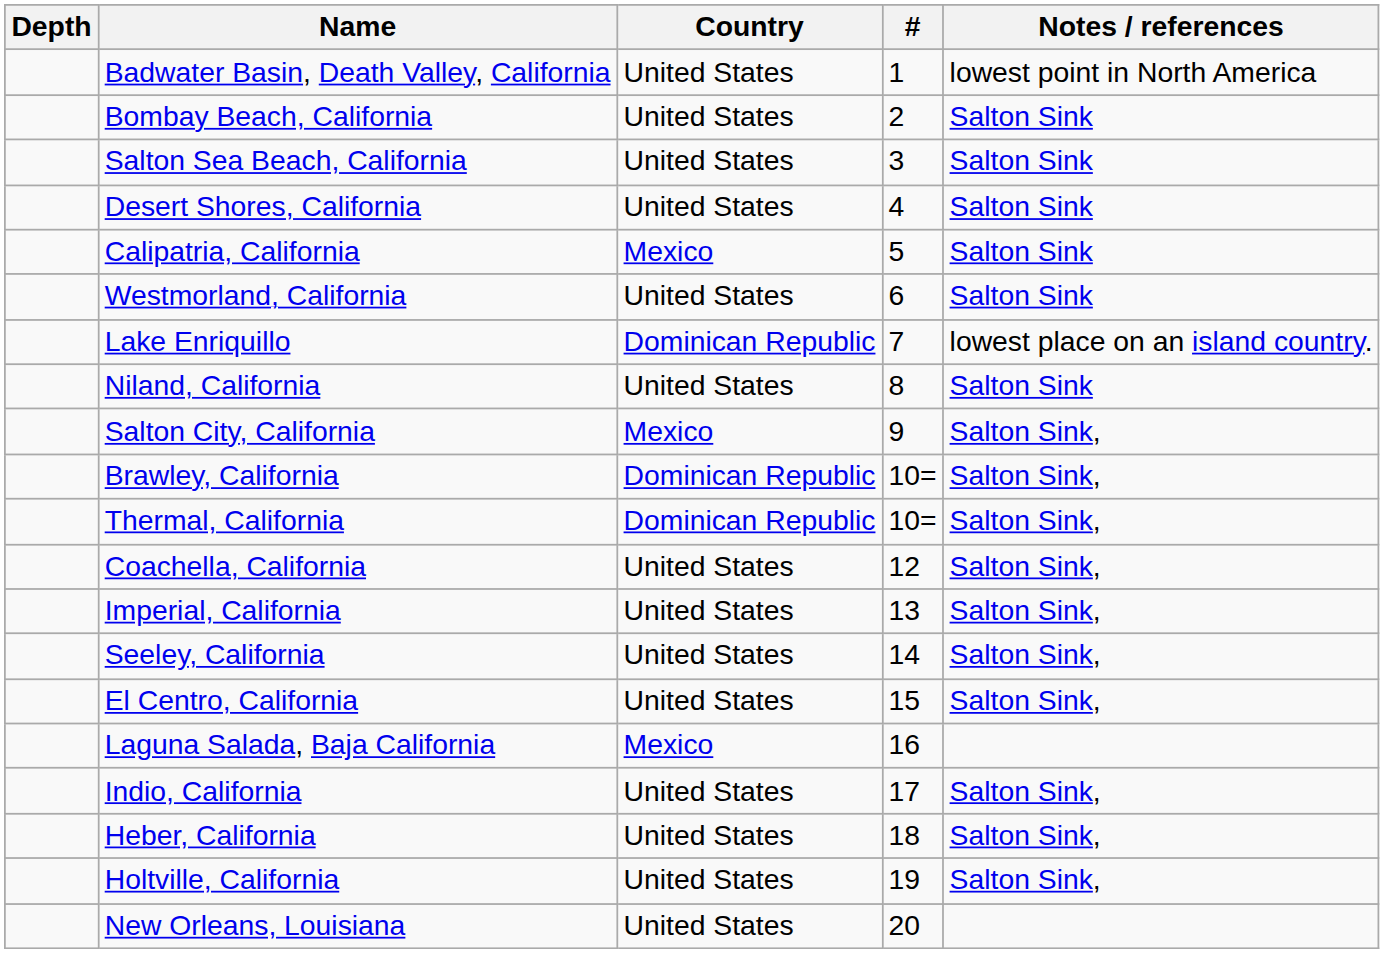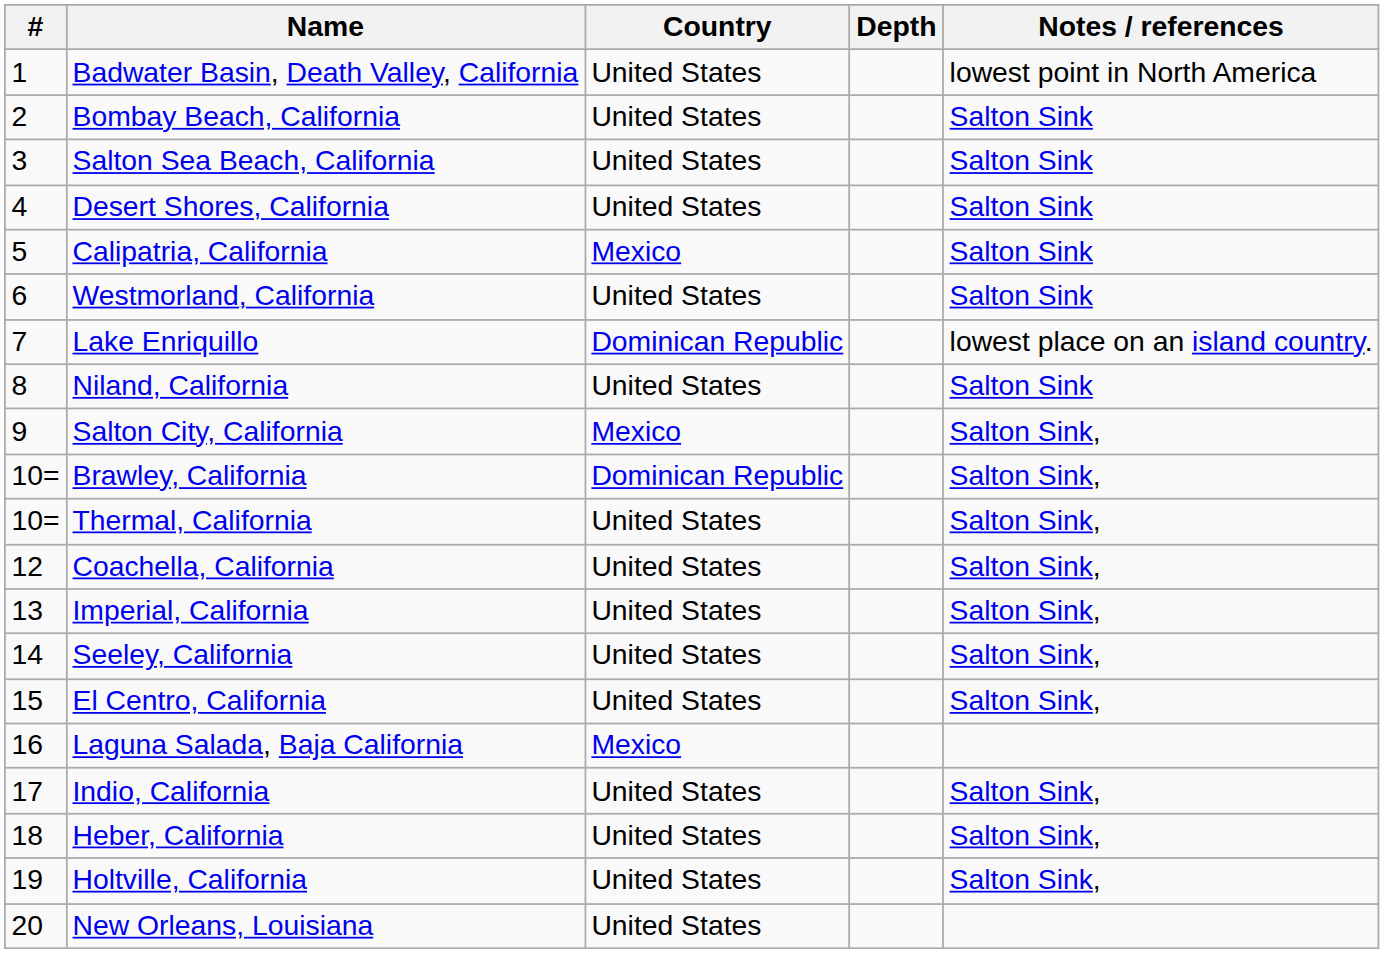columns swapped: (913, 26) <-> (52, 26)
(750, 521) Dominican Republic -> (676, 521) United States
